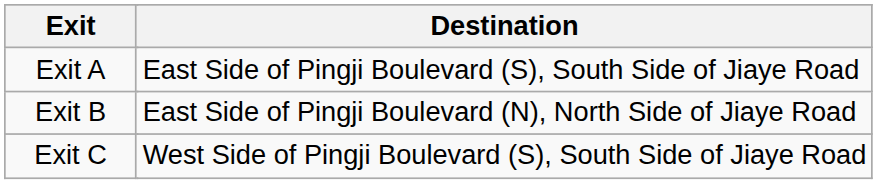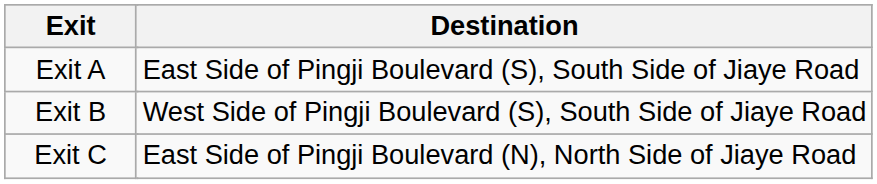(499, 112) East Side of Pingji Boulevard (N), North Side of Jiaye Road -> (505, 112) West Side of Pingji Boulevard (S), South Side of Jiaye Road
(505, 155) West Side of Pingji Boulevard (S), South Side of Jiaye Road -> (499, 155) East Side of Pingji Boulevard (N), North Side of Jiaye Road
